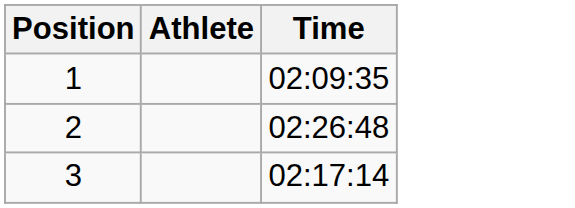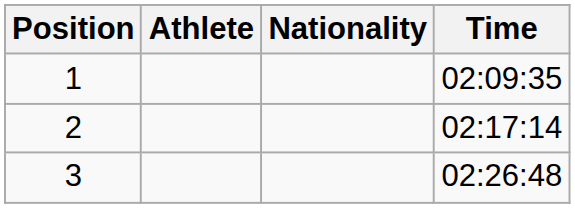+ column: (348, 29)
(329, 127) 02:26:48 -> (502, 127) 02:17:14
(329, 176) 02:17:14 -> (502, 176) 02:26:48
